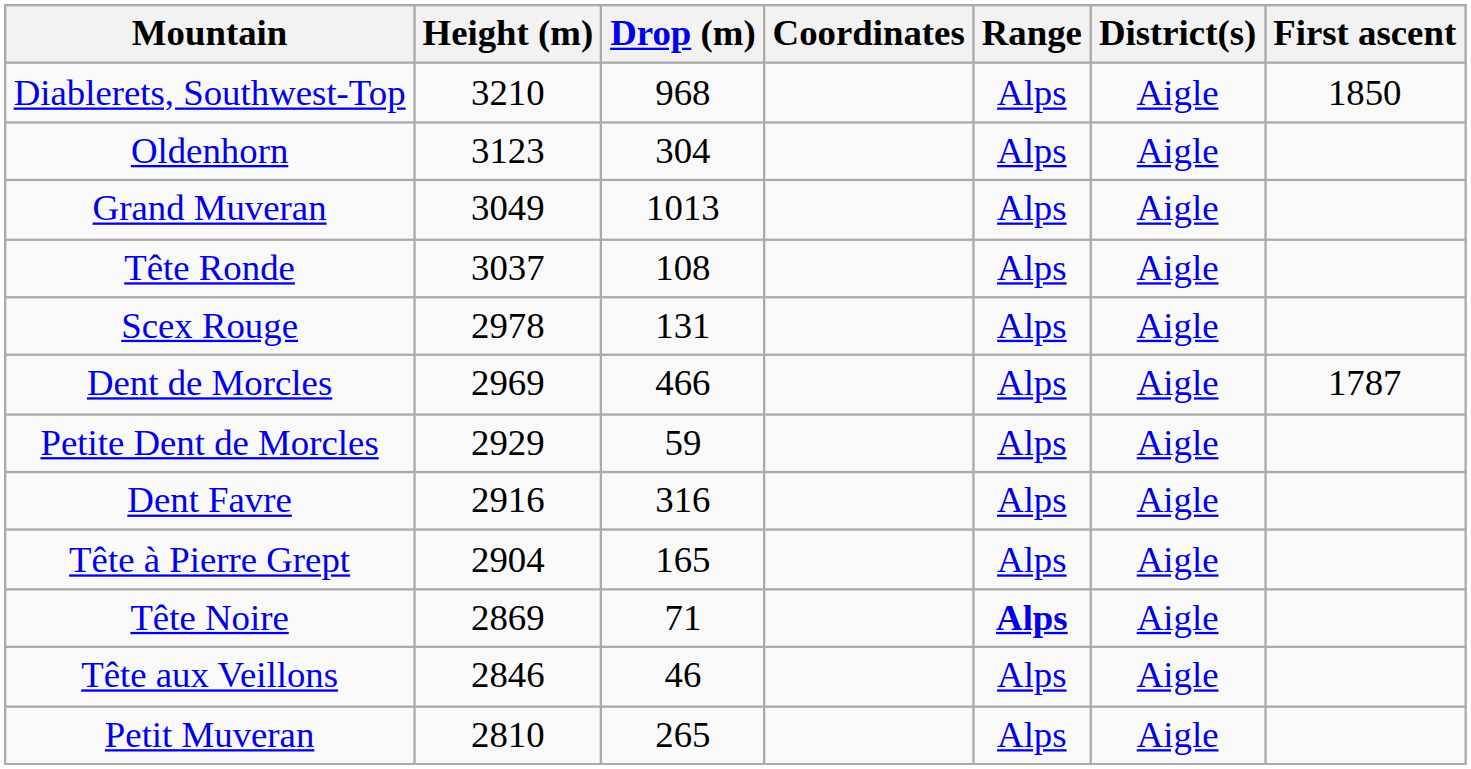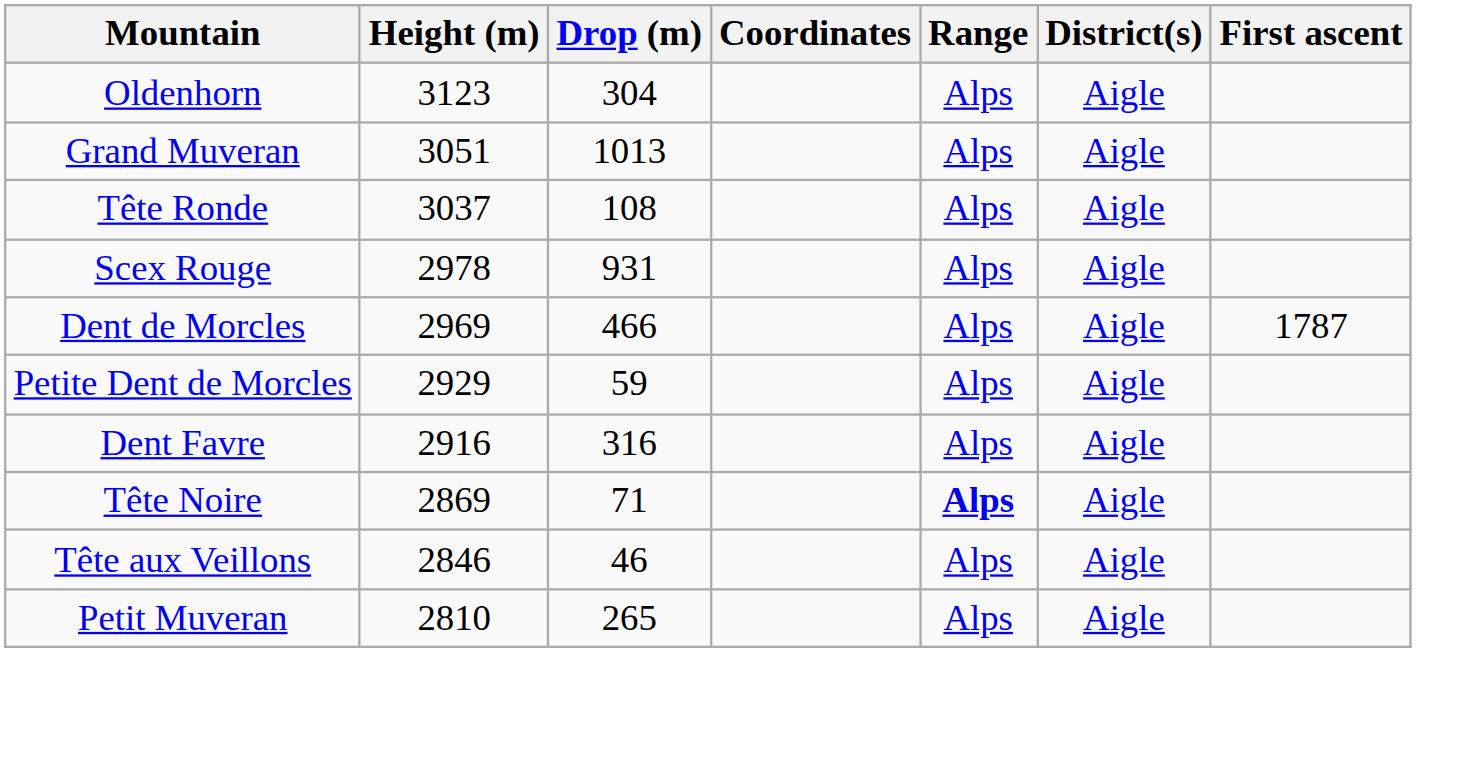- row: (210, 92)
(508, 208) 3049 -> (454, 150) 3051
(683, 325) 131 -> (629, 267) 931
- row: (210, 558)
